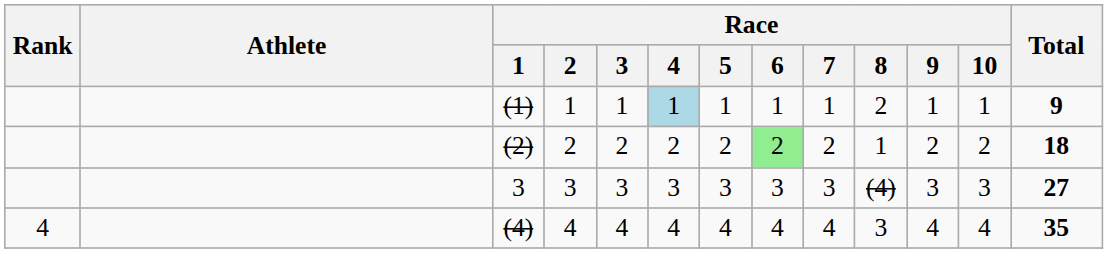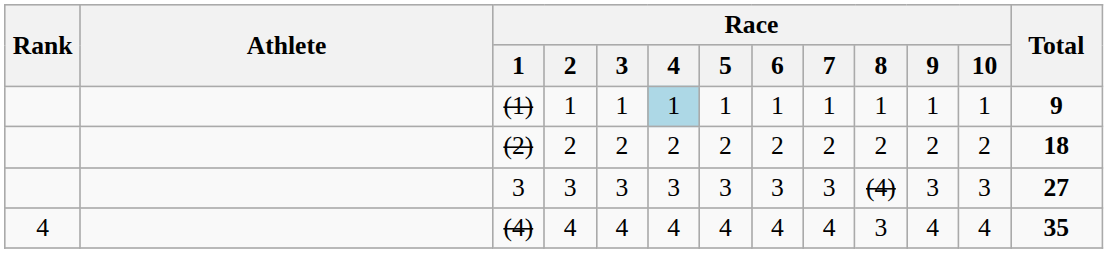(881, 106) 2 -> (881, 106) 1
(777, 146) lightgreen background -> (777, 146) no background
(881, 146) 1 -> (881, 146) 2
